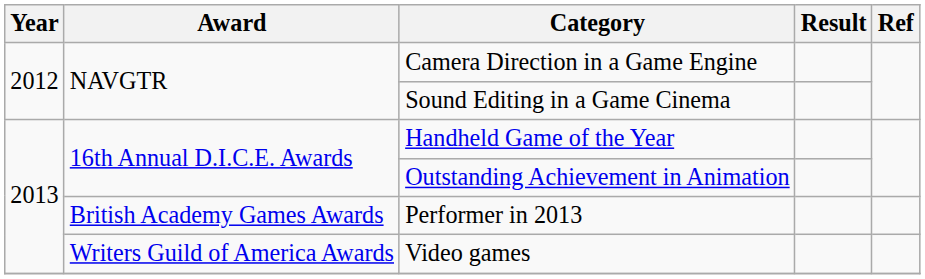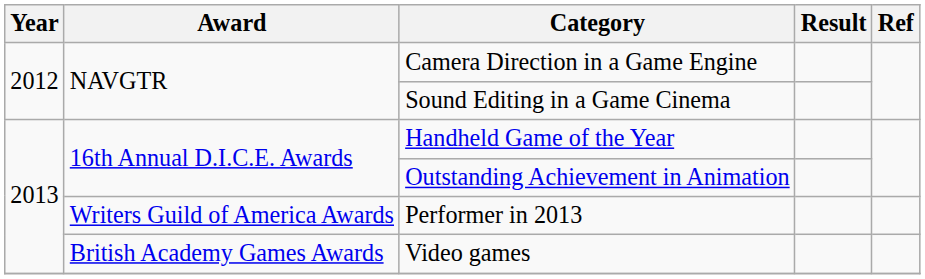(227, 215) British Academy Games Awards -> (232, 215) Writers Guild of America Awards
(232, 253) Writers Guild of America Awards -> (227, 253) British Academy Games Awards
